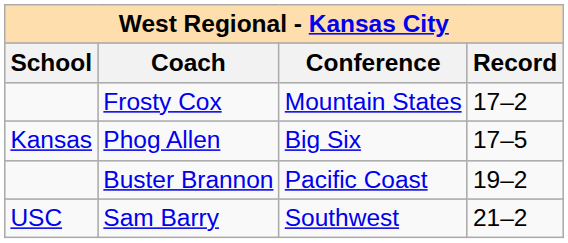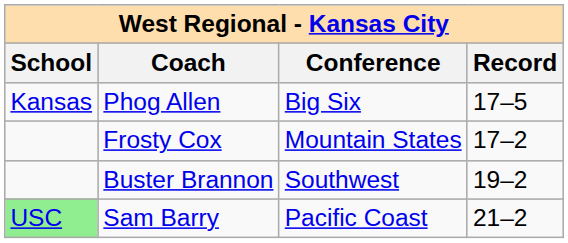rows swapped: (163, 101) <-> (162, 140)
(356, 179) Pacific Coast -> (342, 179) Southwest
(36, 218) no background -> (36, 218) lightgreen background
(342, 218) Southwest -> (356, 218) Pacific Coast
